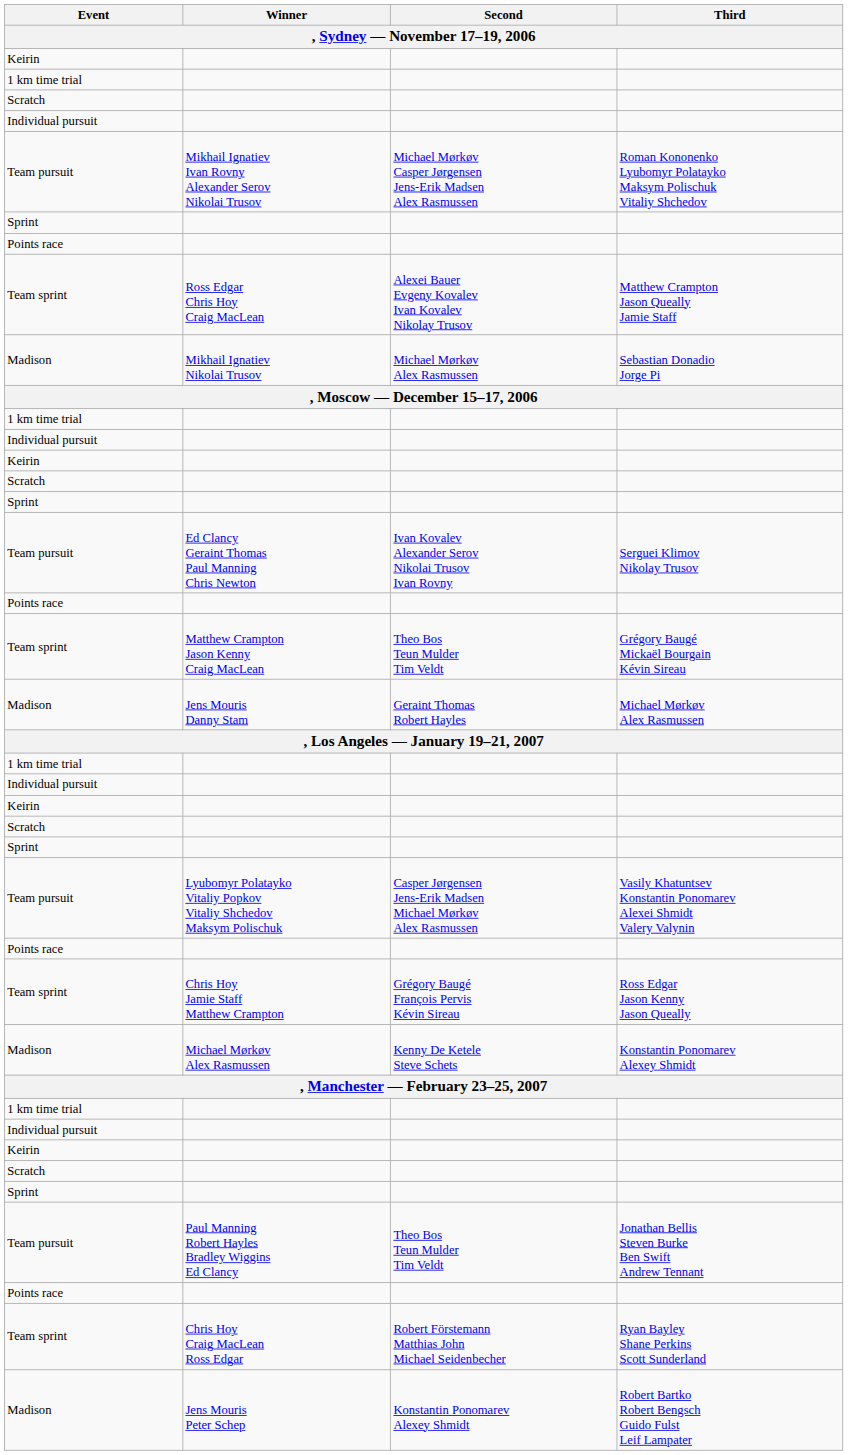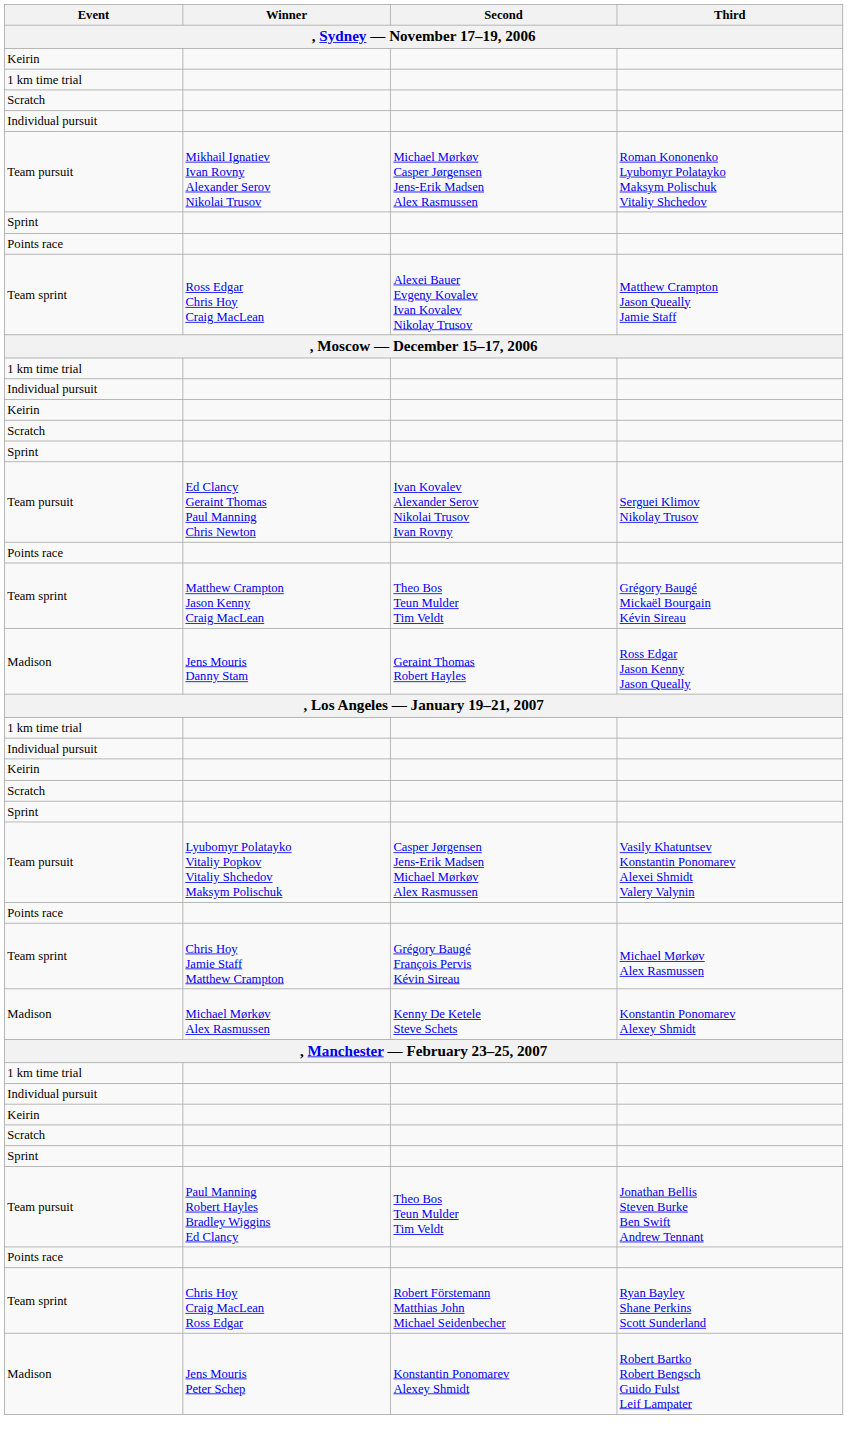- row: (29, 360)
(662, 712) Michael Mørkøv Alex Rasmussen -> (655, 669) Ross Edgar Jason Kenny Jason Queally
(655, 999) Ross Edgar Jason Kenny Jason Queally -> (662, 963) Michael Mørkøv Alex Rasmussen
